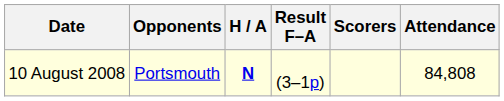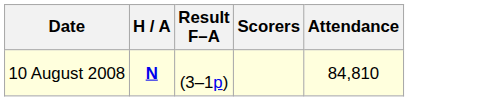- column: (177, 27)
(450, 72) 84,808 -> (353, 72) 84,810
